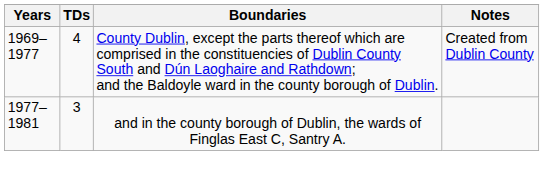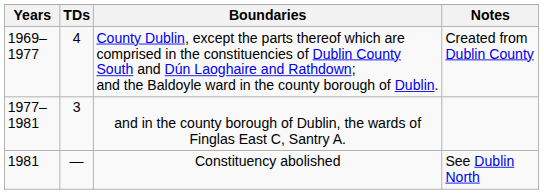+ row: (268, 161)
